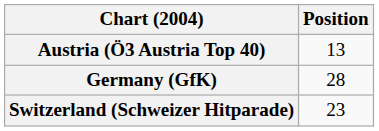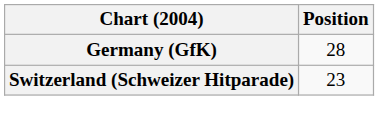- row: (152, 49)
